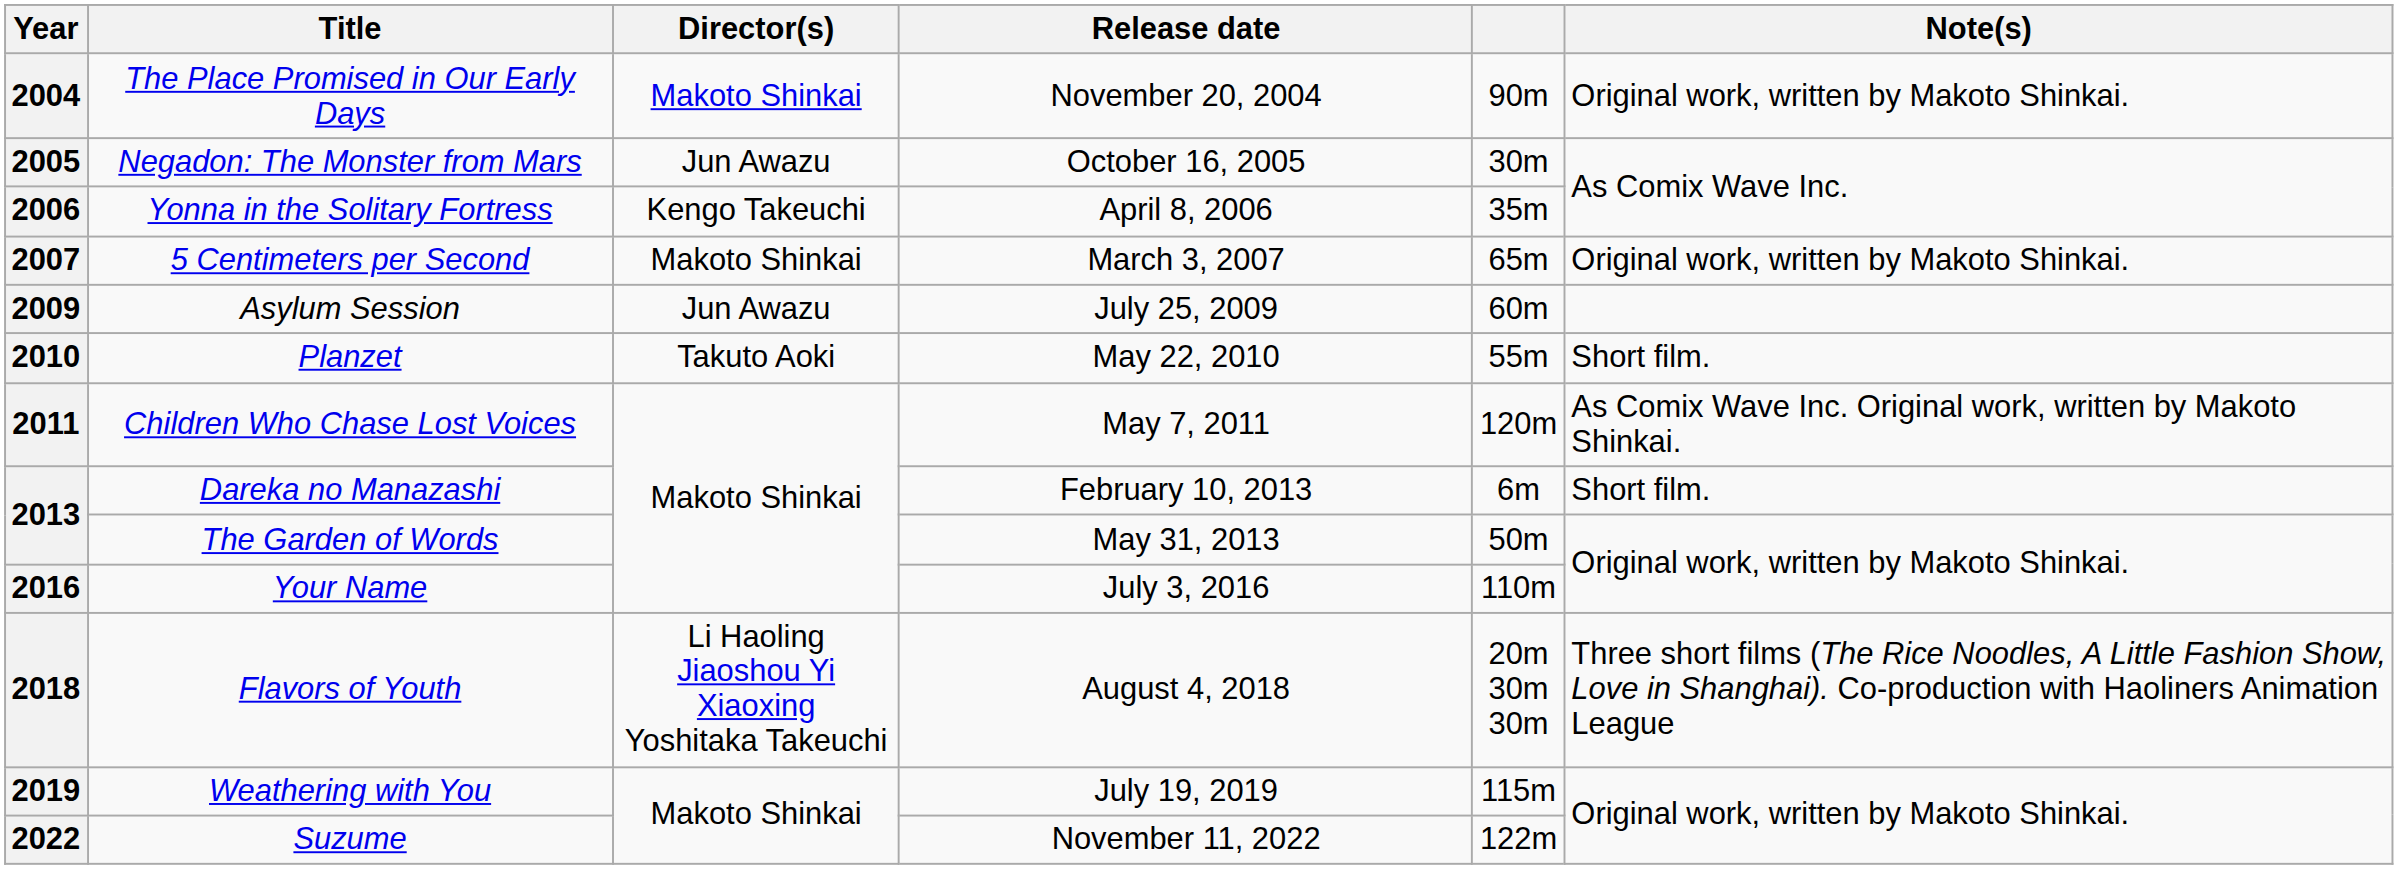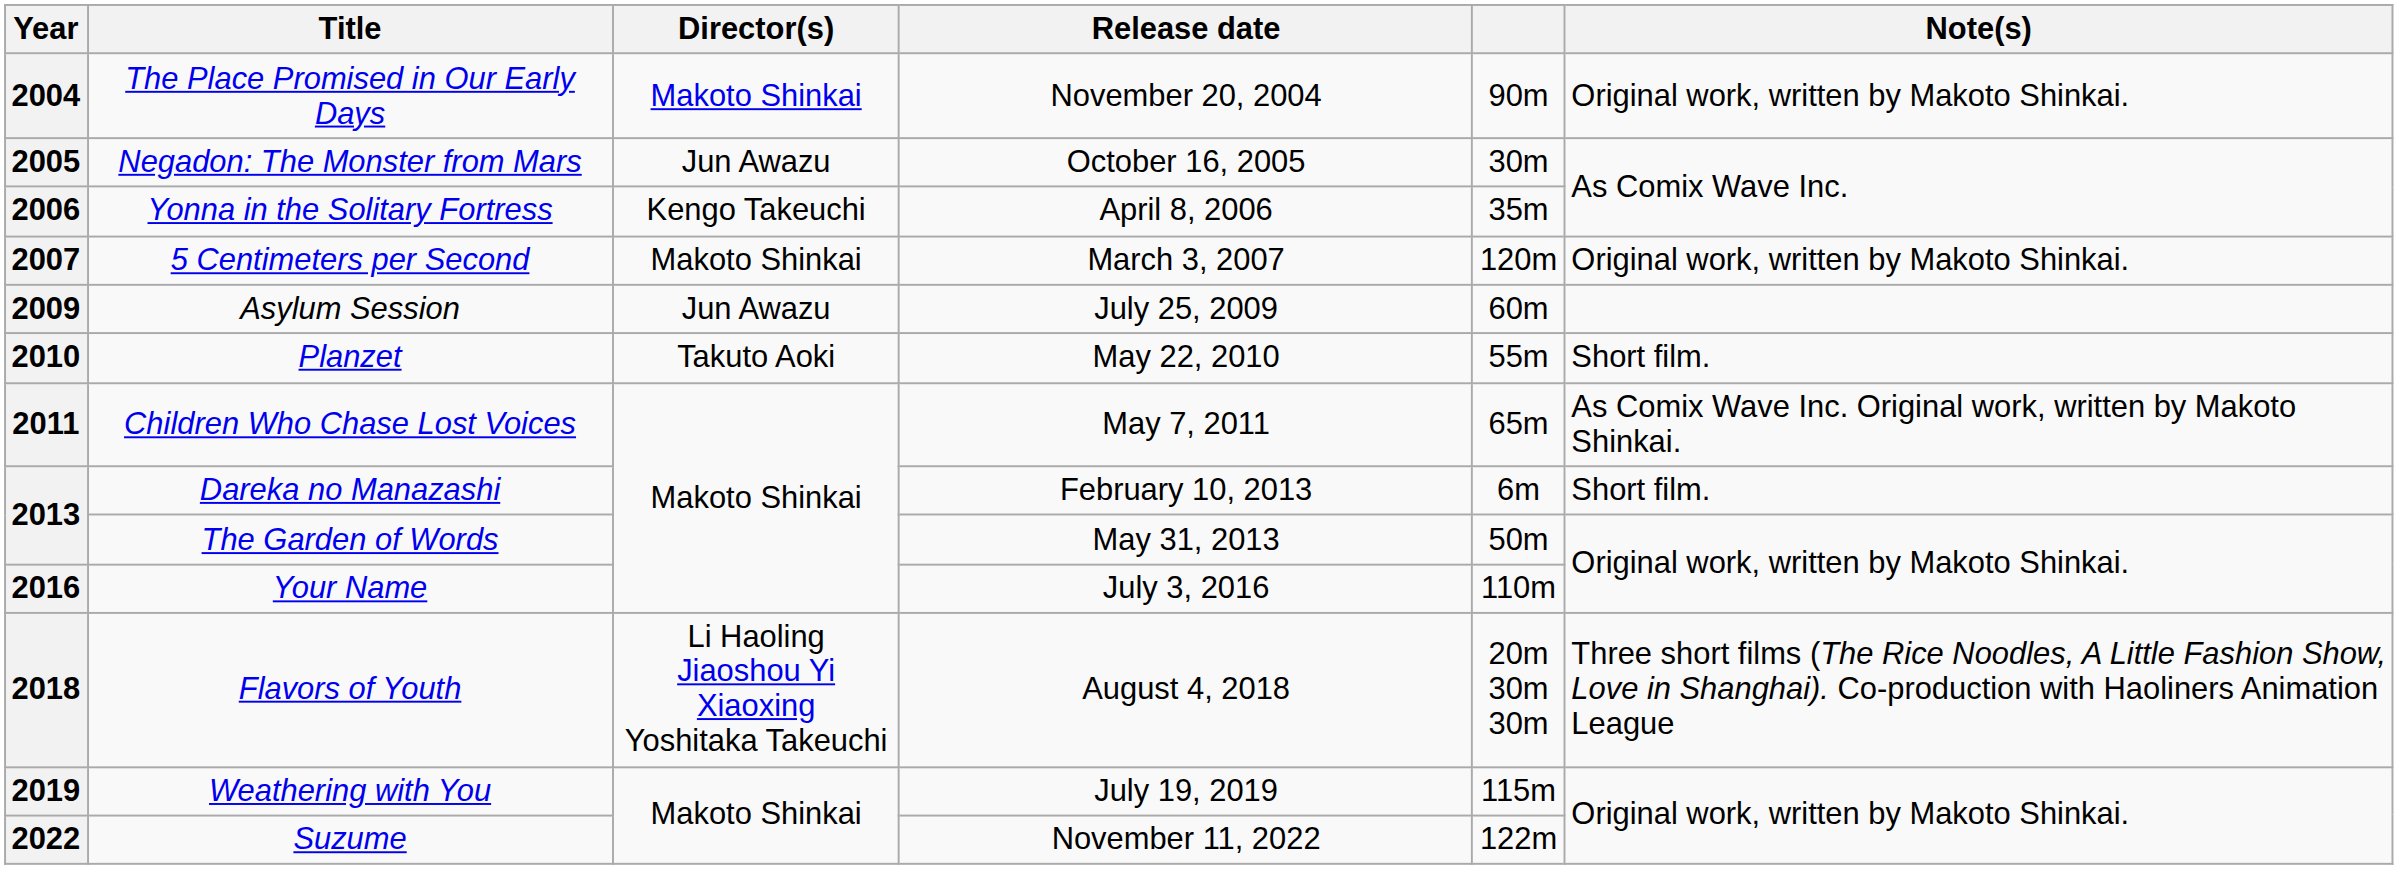(1519, 259) 65m -> (1519, 259) 120m
(1519, 423) 120m -> (1519, 423) 65m
